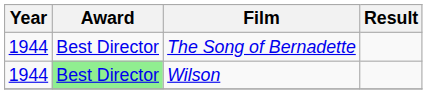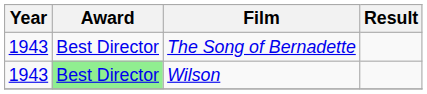(28, 46) 1944 -> (28, 46) 1943
(28, 74) 1944 -> (28, 74) 1943
